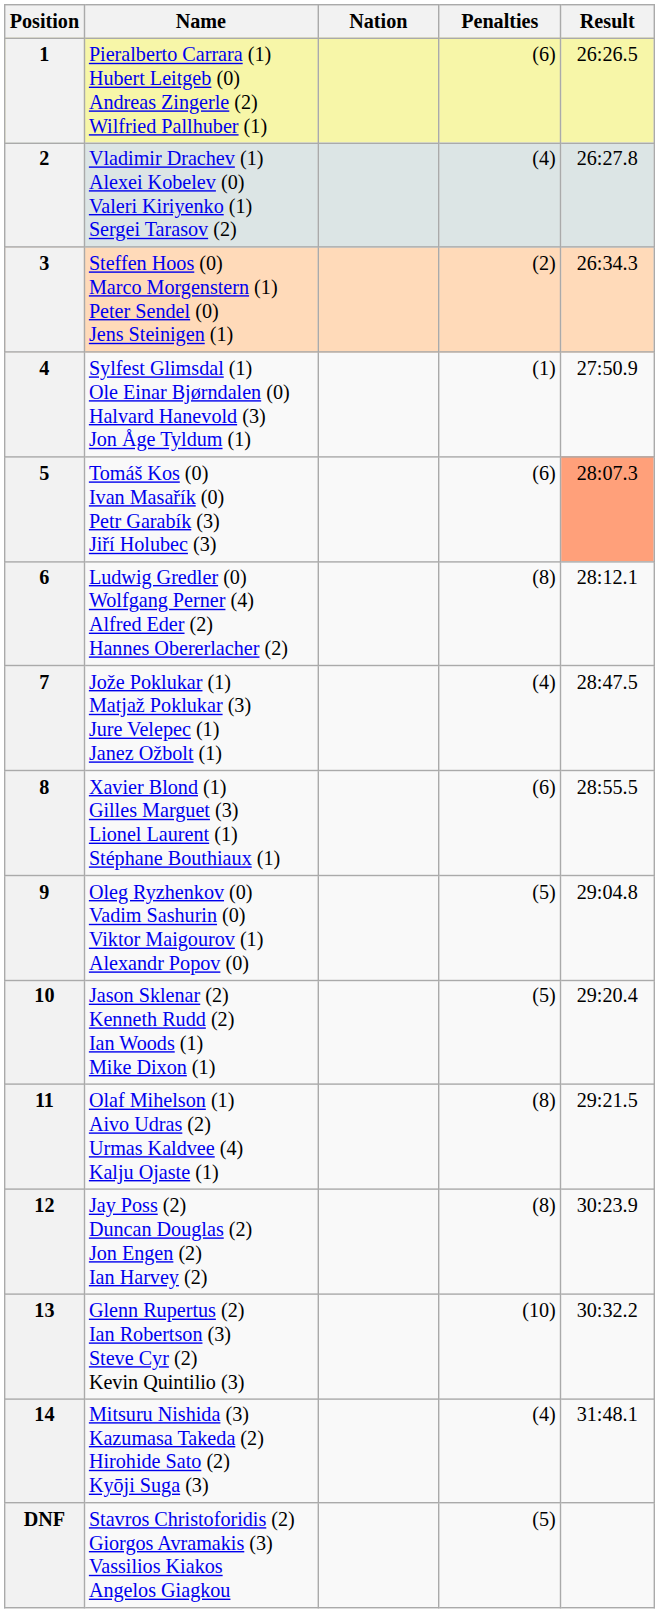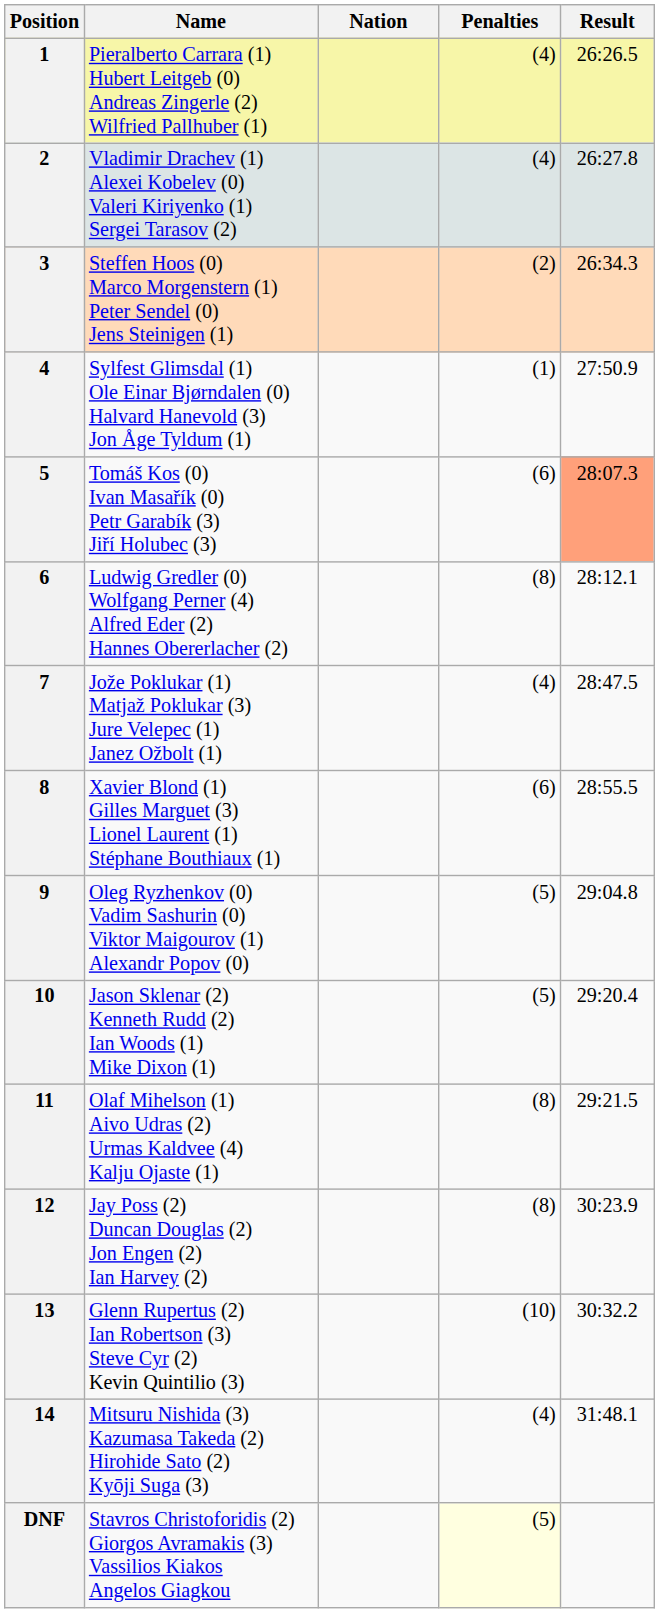(544, 54) (6) -> (544, 54) (4)
(544, 1519) no background -> (544, 1519) lightyellow background
